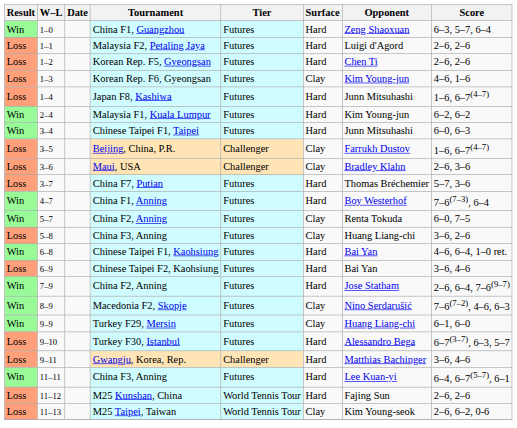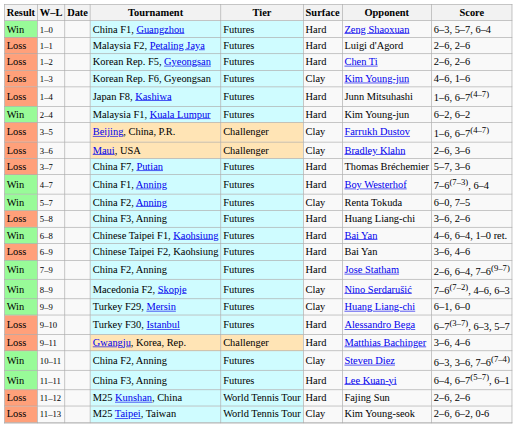- row: (46, 131)
(315, 235) Clay -> (316, 219) Hard
+ row: (51, 361)
